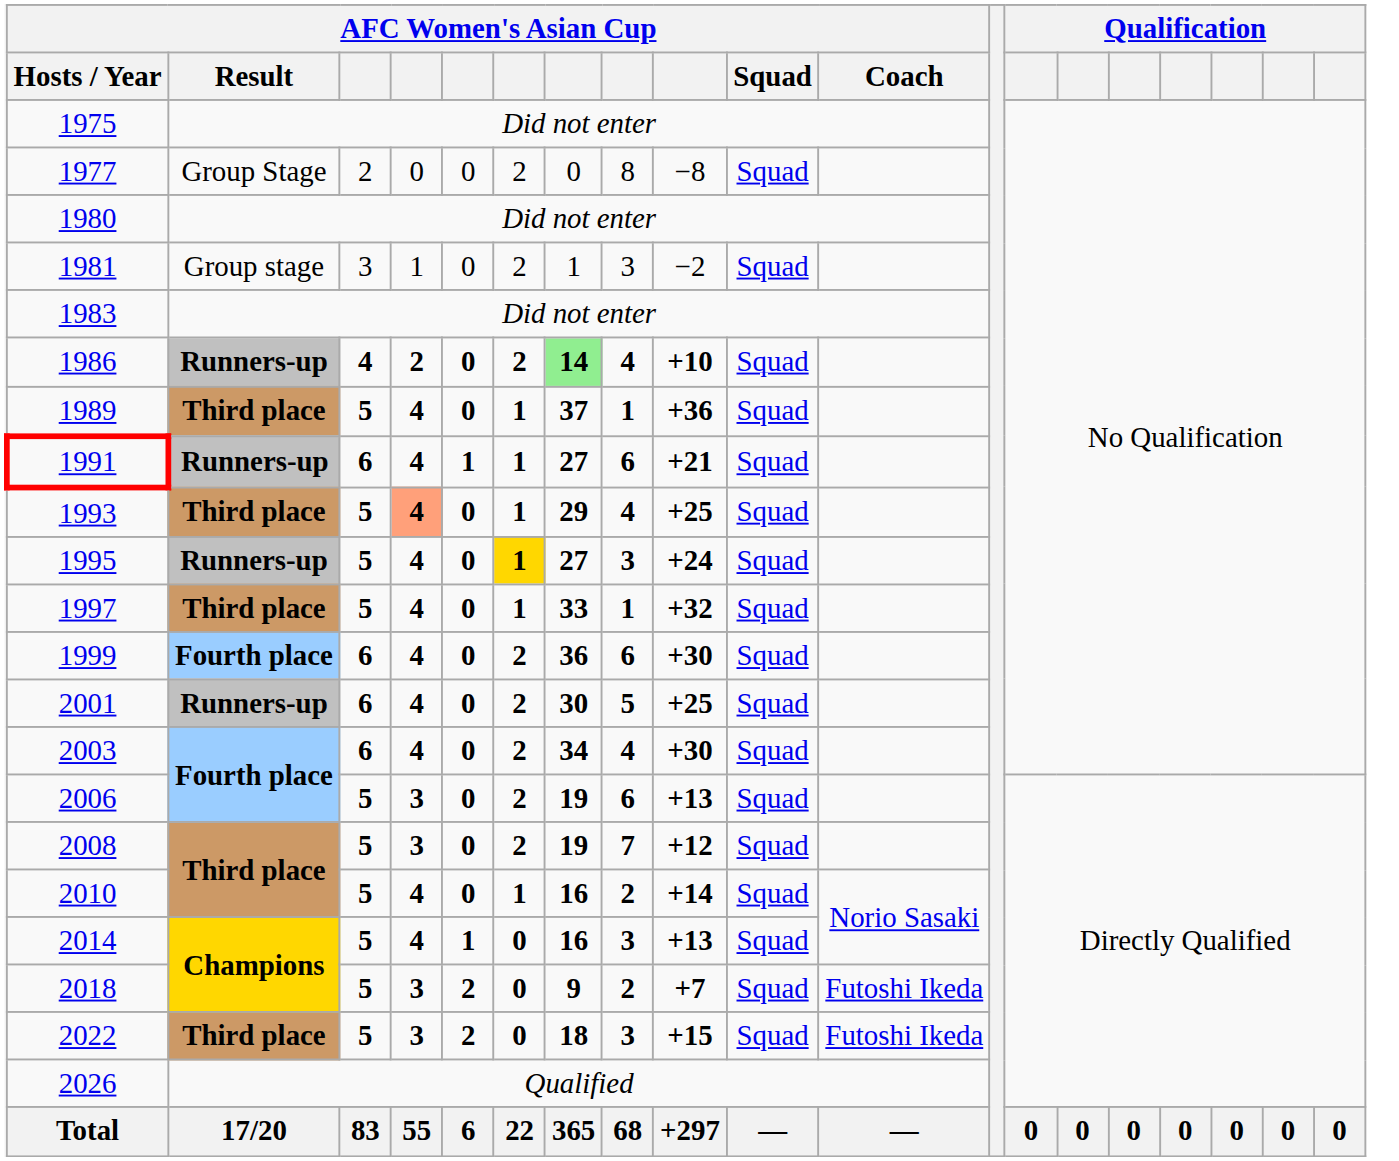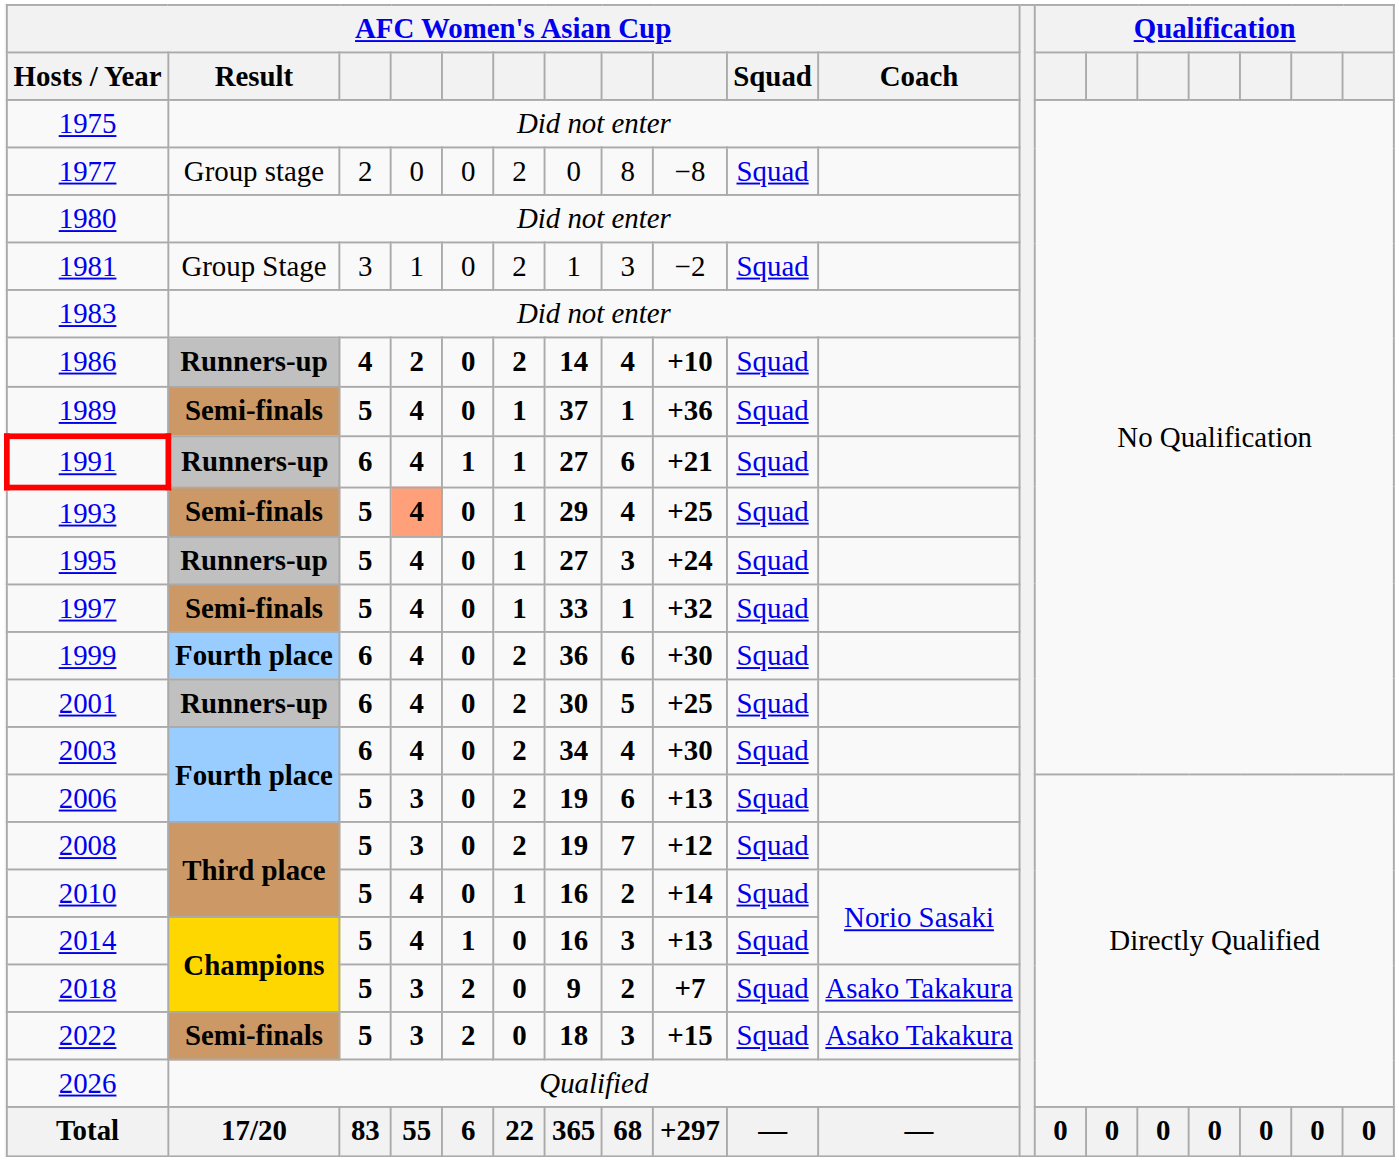(254, 171) Group Stage -> (254, 171) Group stage
(254, 266) Group stage -> (254, 266) Group Stage
(574, 361) lightgreen background -> (574, 361) no background
(254, 410) Third place -> (254, 410) Semi-finals
(254, 511) Third place -> (254, 511) Semi-finals
(520, 559) gold background -> (520, 559) no background
(254, 607) Third place -> (254, 607) Semi-finals
(904, 988) Futoshi Ikeda -> (919, 988) Asako Takakura
(254, 1036) Third place -> (254, 1036) Semi-finals
(904, 1036) Futoshi Ikeda -> (919, 1036) Asako Takakura
